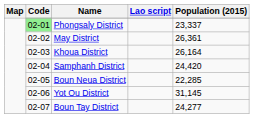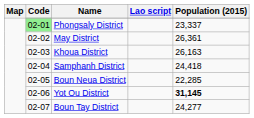(188, 52) 26,164 -> (188, 52) 26,163
(188, 66) 24,420 -> (188, 66) 24,418
(188, 93) normal -> (188, 93) bold
